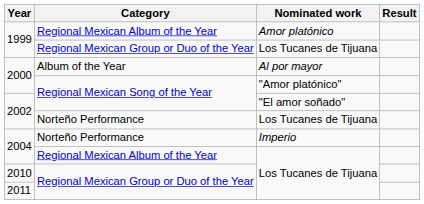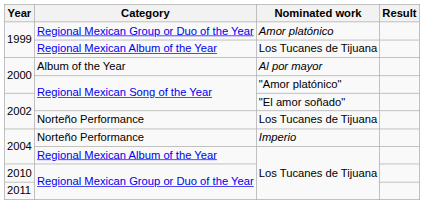(127, 31) Regional Mexican Album of the Year -> (145, 31) Regional Mexican Group or Duo of the Year
(145, 48) Regional Mexican Group or Duo of the Year -> (127, 48) Regional Mexican Album of the Year
